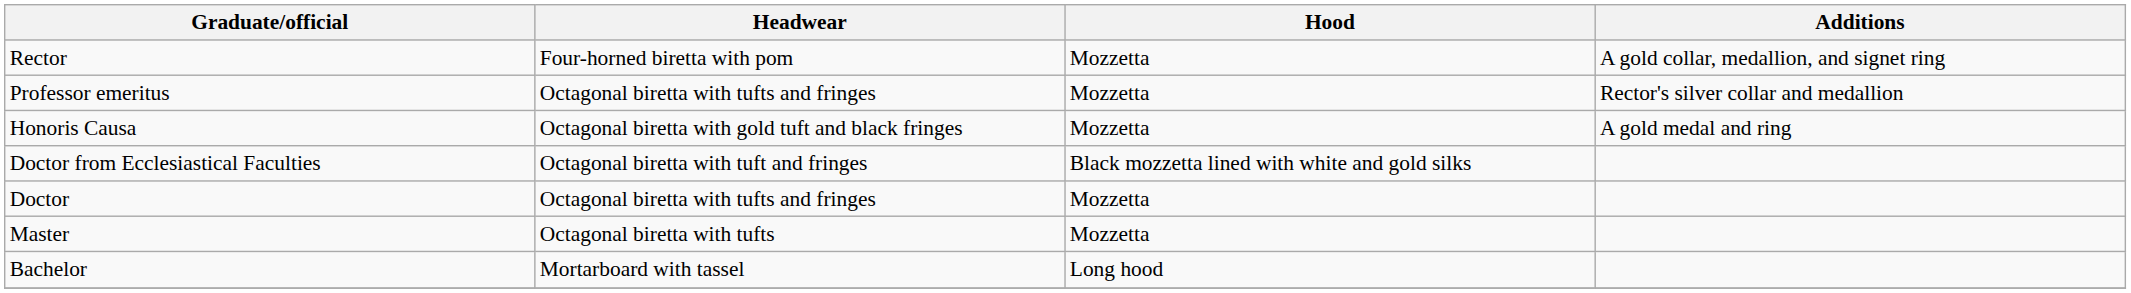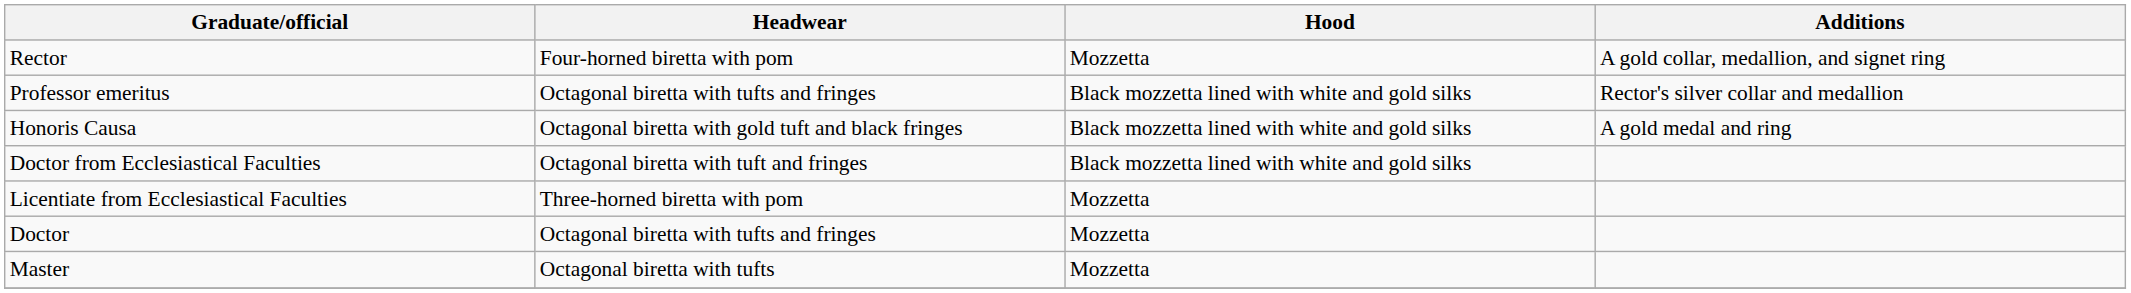(1110, 93) Mozzetta -> (1271, 93) Black mozzetta lined with white and gold silks
(1110, 128) Mozzetta -> (1271, 128) Black mozzetta lined with white and gold silks
+ row: (178, 199)
- row: (48, 269)
